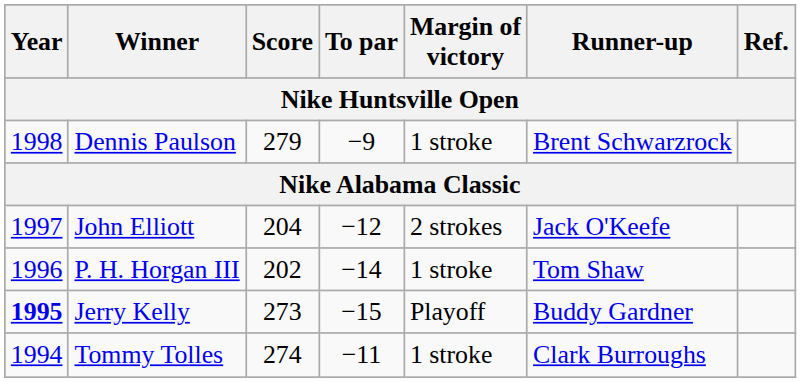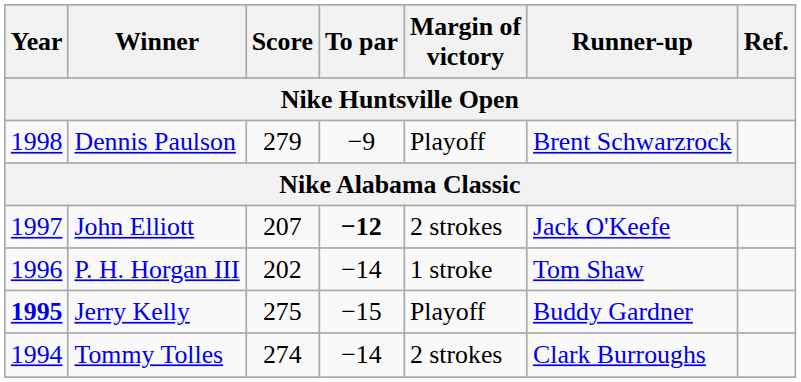(451, 141) 1 stroke -> (448, 141) Playoff
(282, 227) 204 -> (282, 227) 207
(361, 227) normal -> (361, 227) bold
(282, 312) 273 -> (282, 312) 275
(361, 354) −11 -> (361, 354) −14
(451, 354) 1 stroke -> (456, 354) 2 strokes
